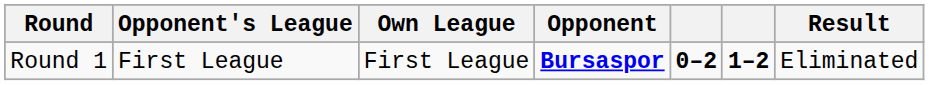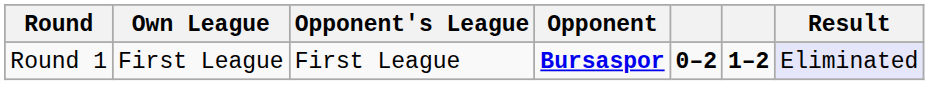columns swapped: (447, 24) <-> (235, 24)
(849, 61) no background -> (849, 61) lavender background
